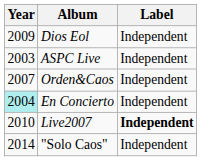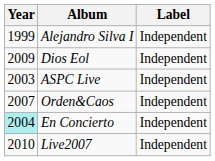+ row: (87, 36)
(157, 123) bold -> (173, 144) normal
- row: (74, 144)
